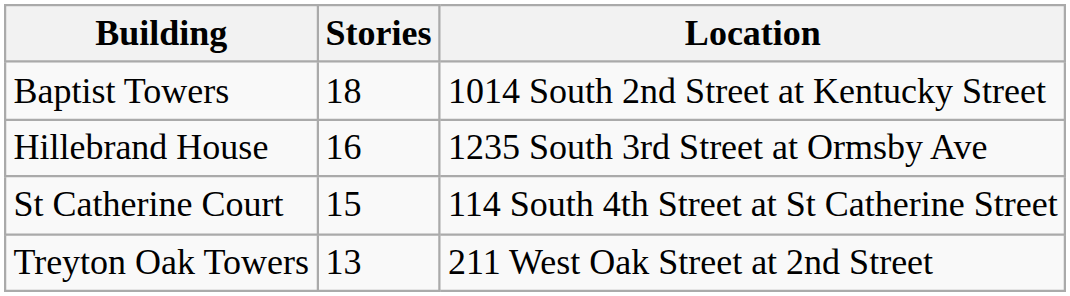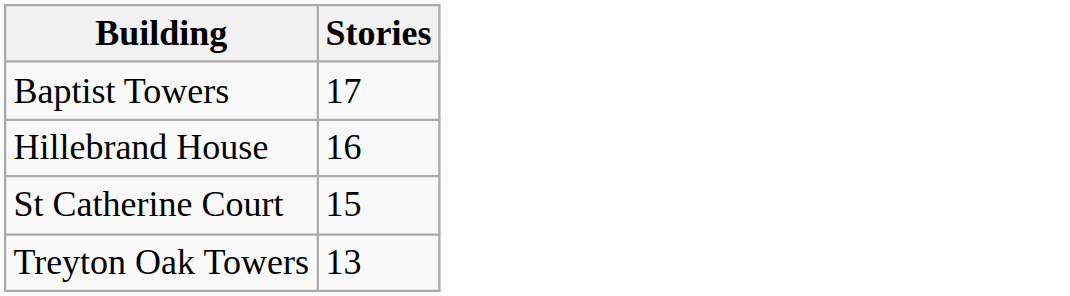- column: (753, 33)
(344, 90) 18 -> (344, 90) 17
